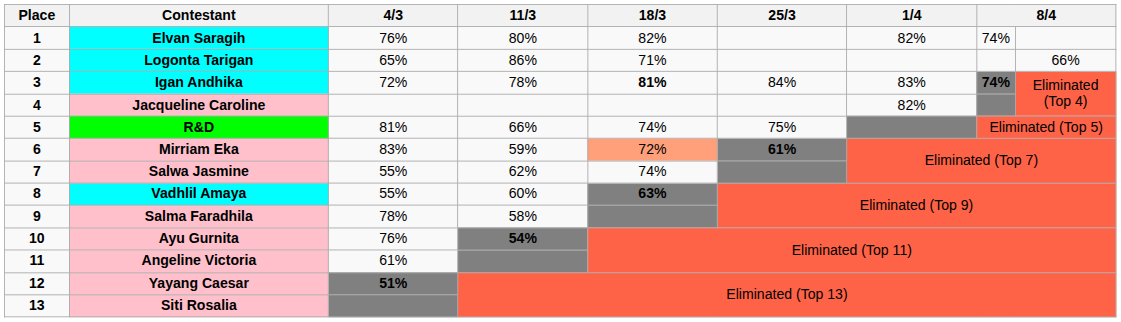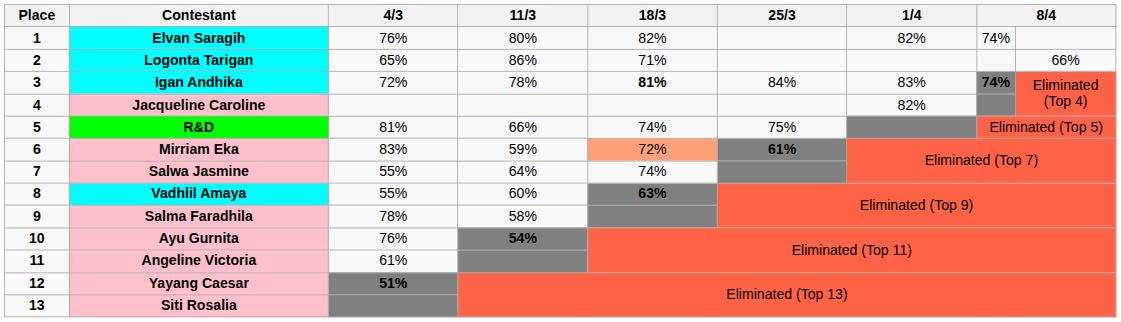(523, 171) 62% -> (523, 171) 64%
